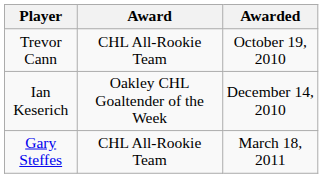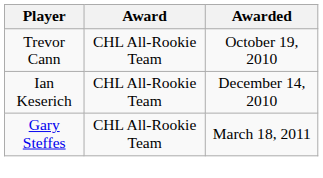(150, 100) Oakley CHL Goaltender of the Week -> (145, 92) CHL All-Rookie Team
